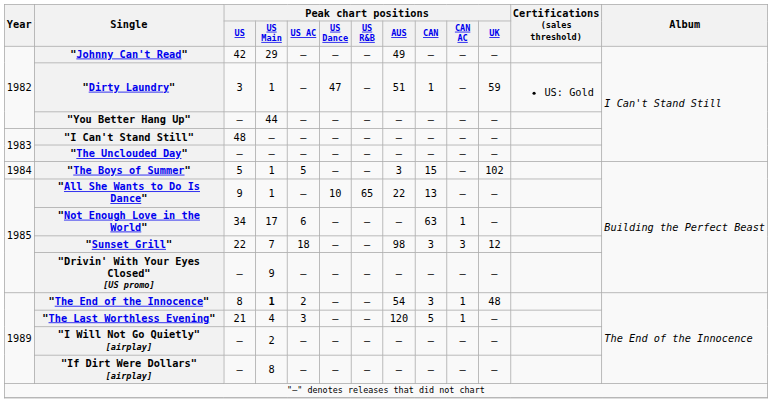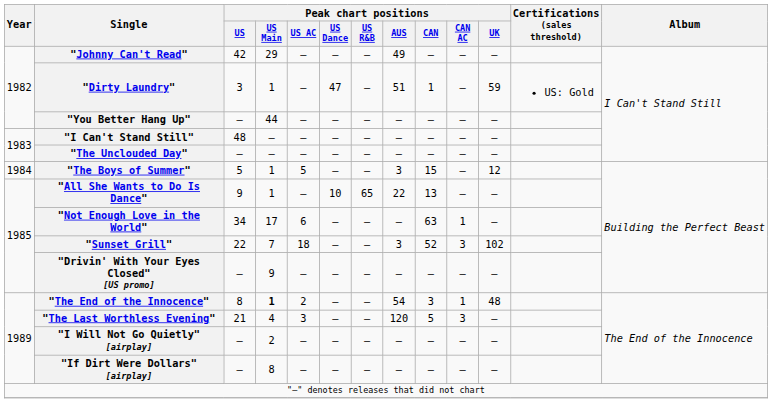(494, 170) 102 -> (494, 170) 12
(399, 244) 98 -> (399, 244) 3
(431, 244) 3 -> (431, 244) 52
(494, 244) 12 -> (494, 244) 102
(463, 318) 1 -> (463, 318) 3
